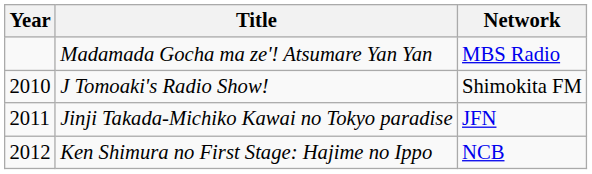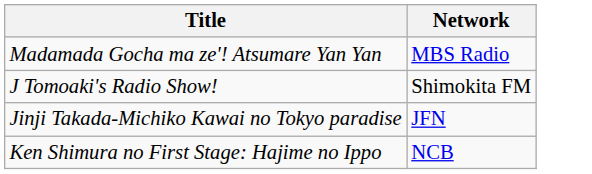- column: (30, 20)
